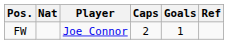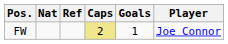columns swapped: (95, 13) <-> (211, 13)
(146, 31) no background -> (100, 31) khaki background
